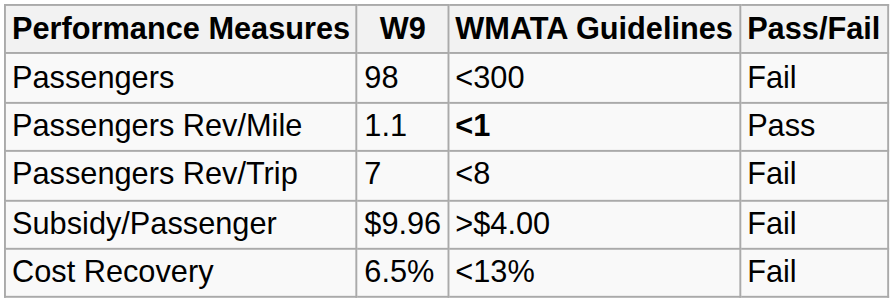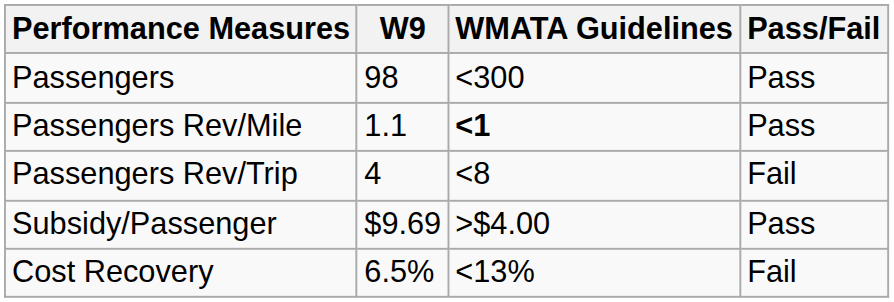(772, 77) Fail -> (781, 77) Pass
(373, 175) 7 -> (373, 175) 4
(403, 223) $9.96 -> (403, 223) $9.69
(772, 223) Fail -> (781, 223) Pass
